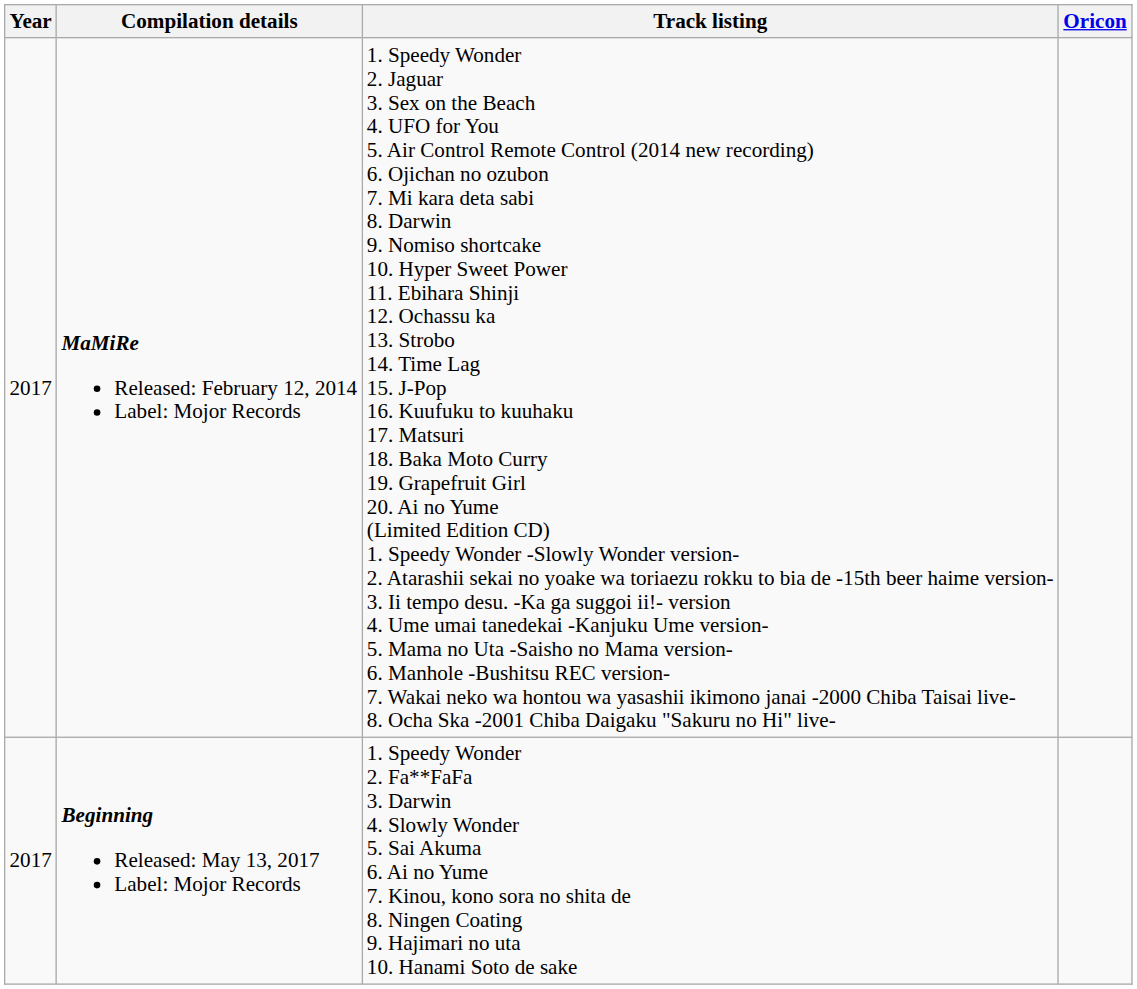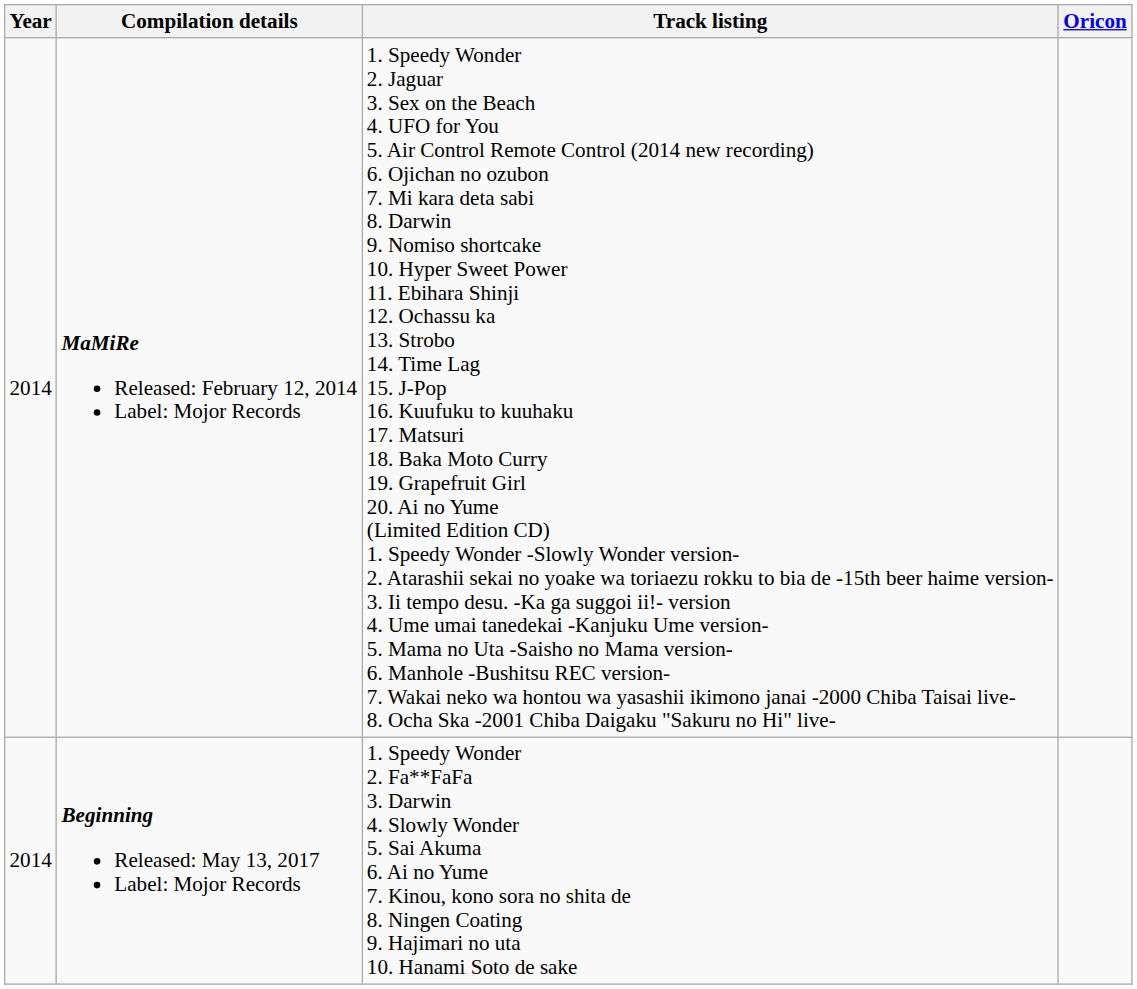(31, 387) 2017 -> (31, 387) 2014
(31, 860) 2017 -> (31, 860) 2014
